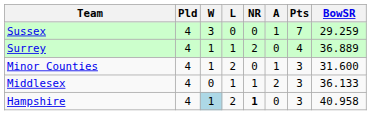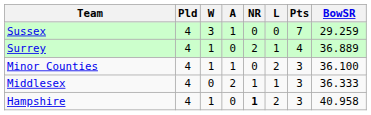columns swapped: (233, 13) <-> (276, 13)
(339, 66) 31.600 -> (339, 66) 36.100
(339, 84) 36.133 -> (339, 84) 36.333
(211, 101) lightblue background -> (211, 101) no background
